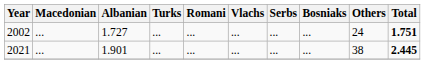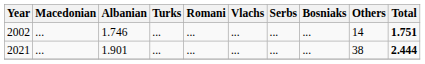(114, 31) 1.727 -> (114, 31) 1.746
(358, 31) 24 -> (358, 31) 14
(404, 50) 2.445 -> (404, 50) 2.444
